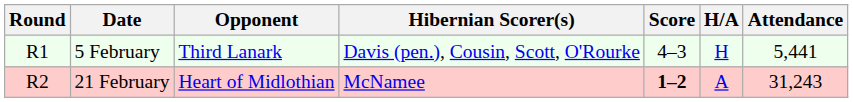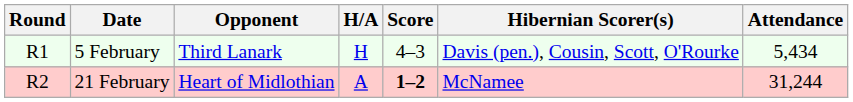columns swapped: (721, 19) <-> (492, 19)
(796, 50) 5,441 -> (796, 50) 5,434
(796, 81) 31,243 -> (796, 81) 31,244
